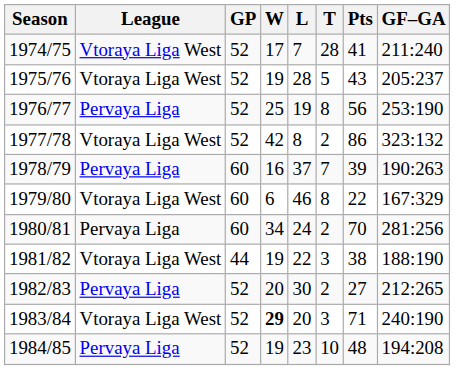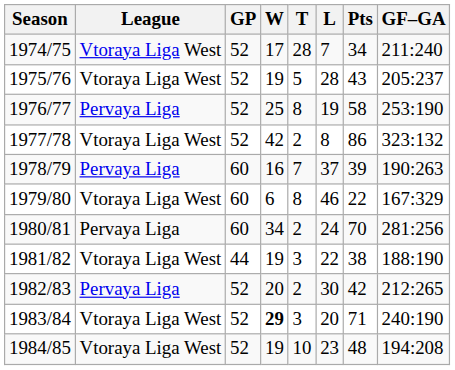columns swapped: (302, 19) <-> (330, 19)
(357, 49) 41 -> (357, 49) 34
(357, 109) 56 -> (357, 109) 58
(357, 288) 27 -> (357, 288) 42
(130, 348) Pervaya Liga -> (150, 348) Vtoraya Liga West
